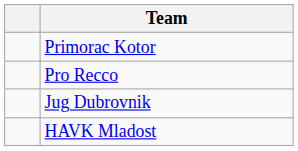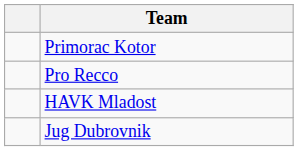rows swapped: (98, 103) <-> (100, 131)
